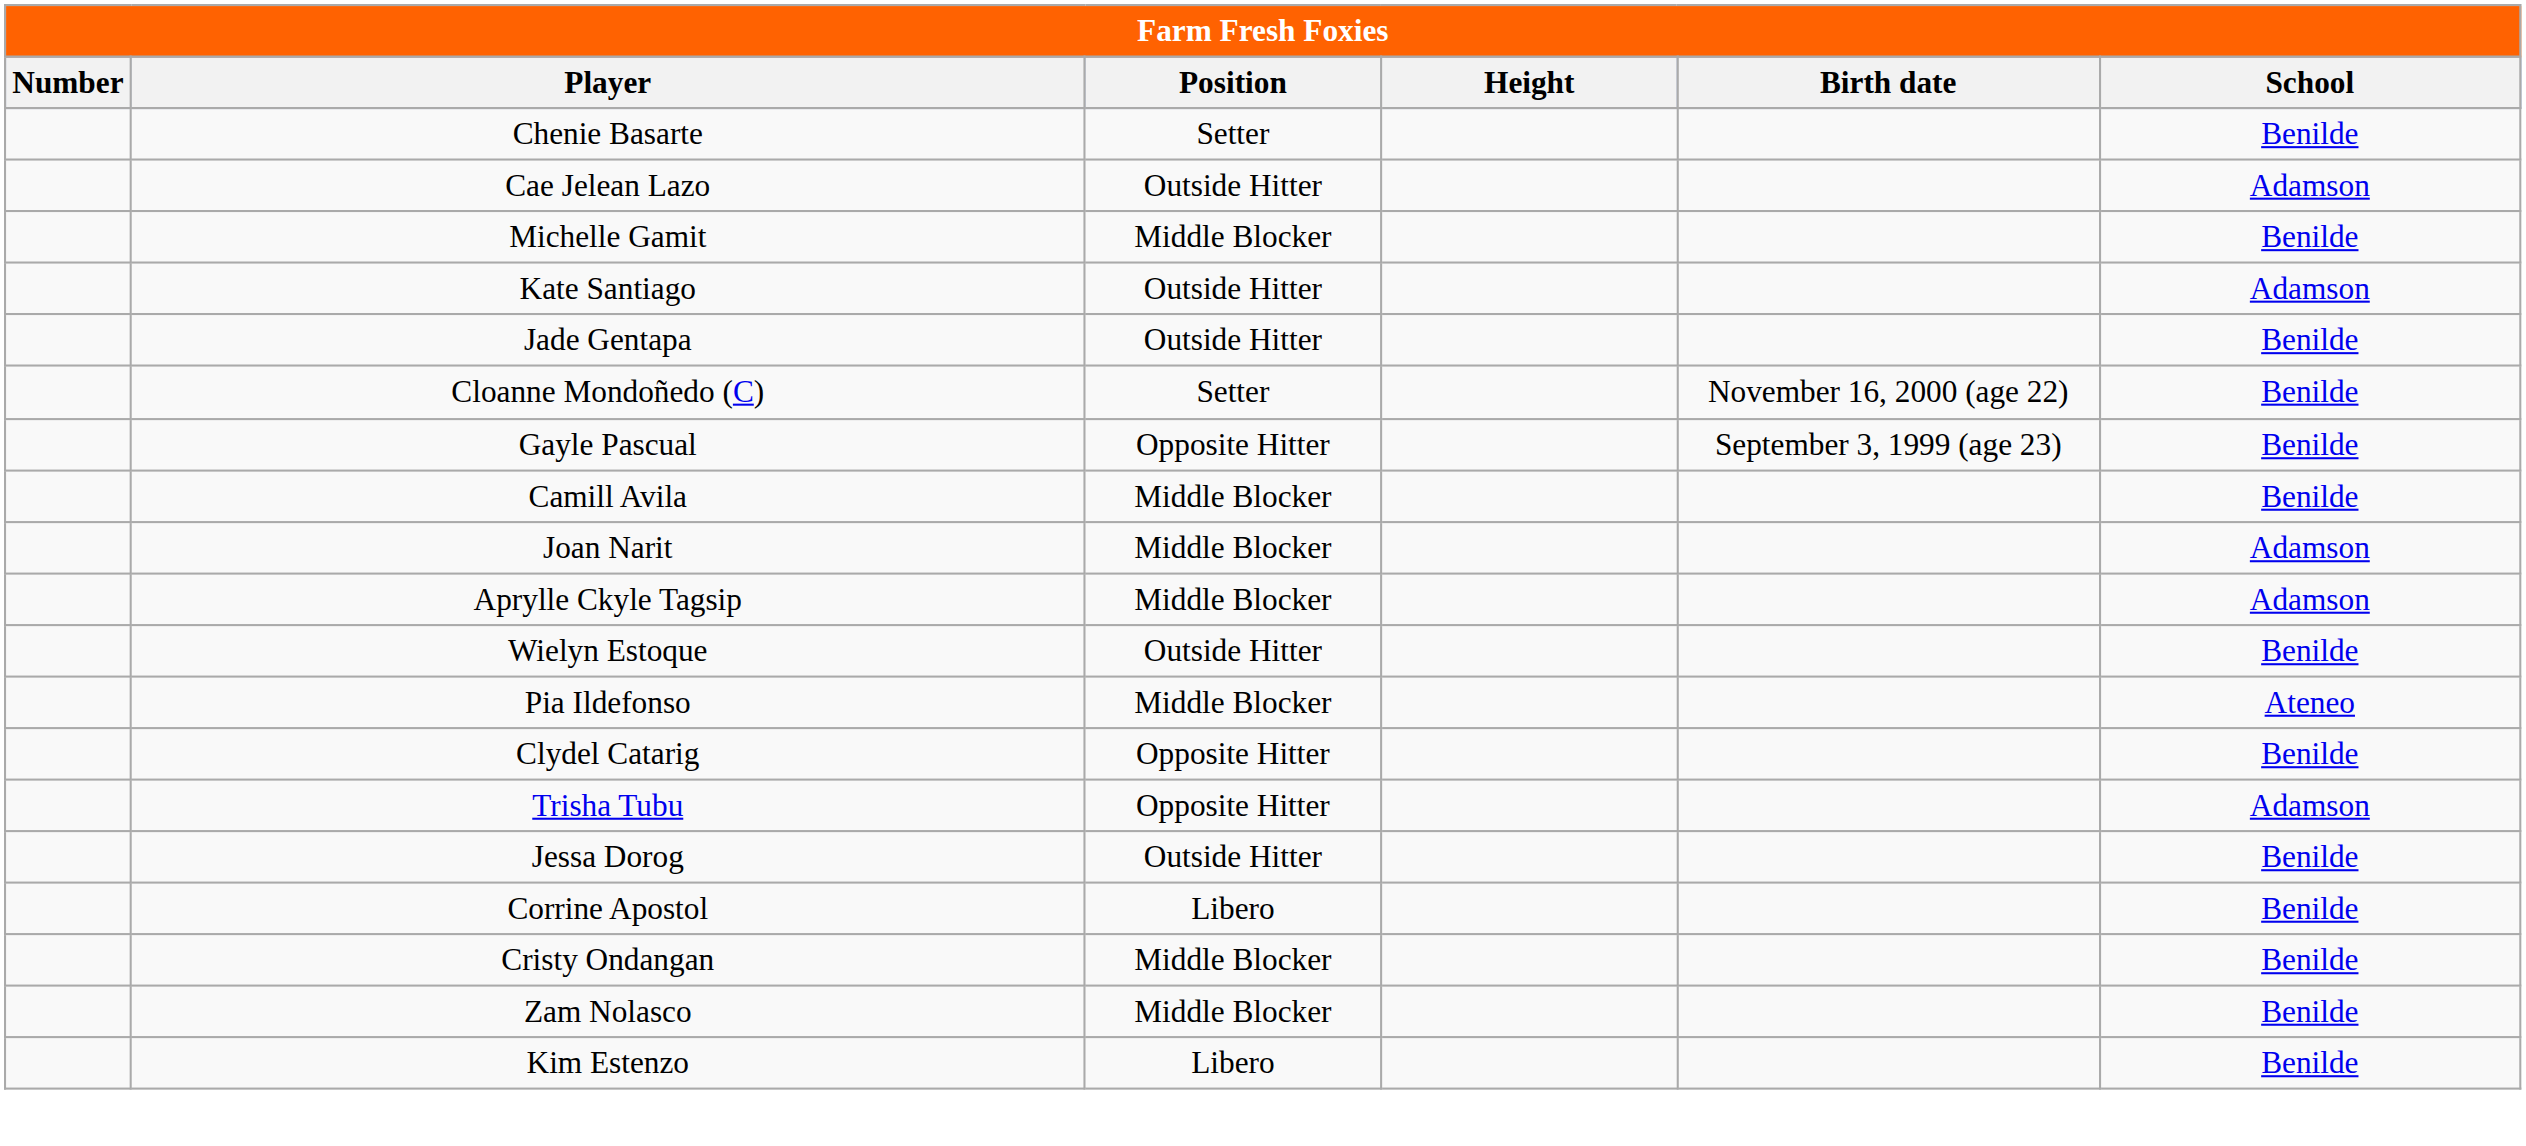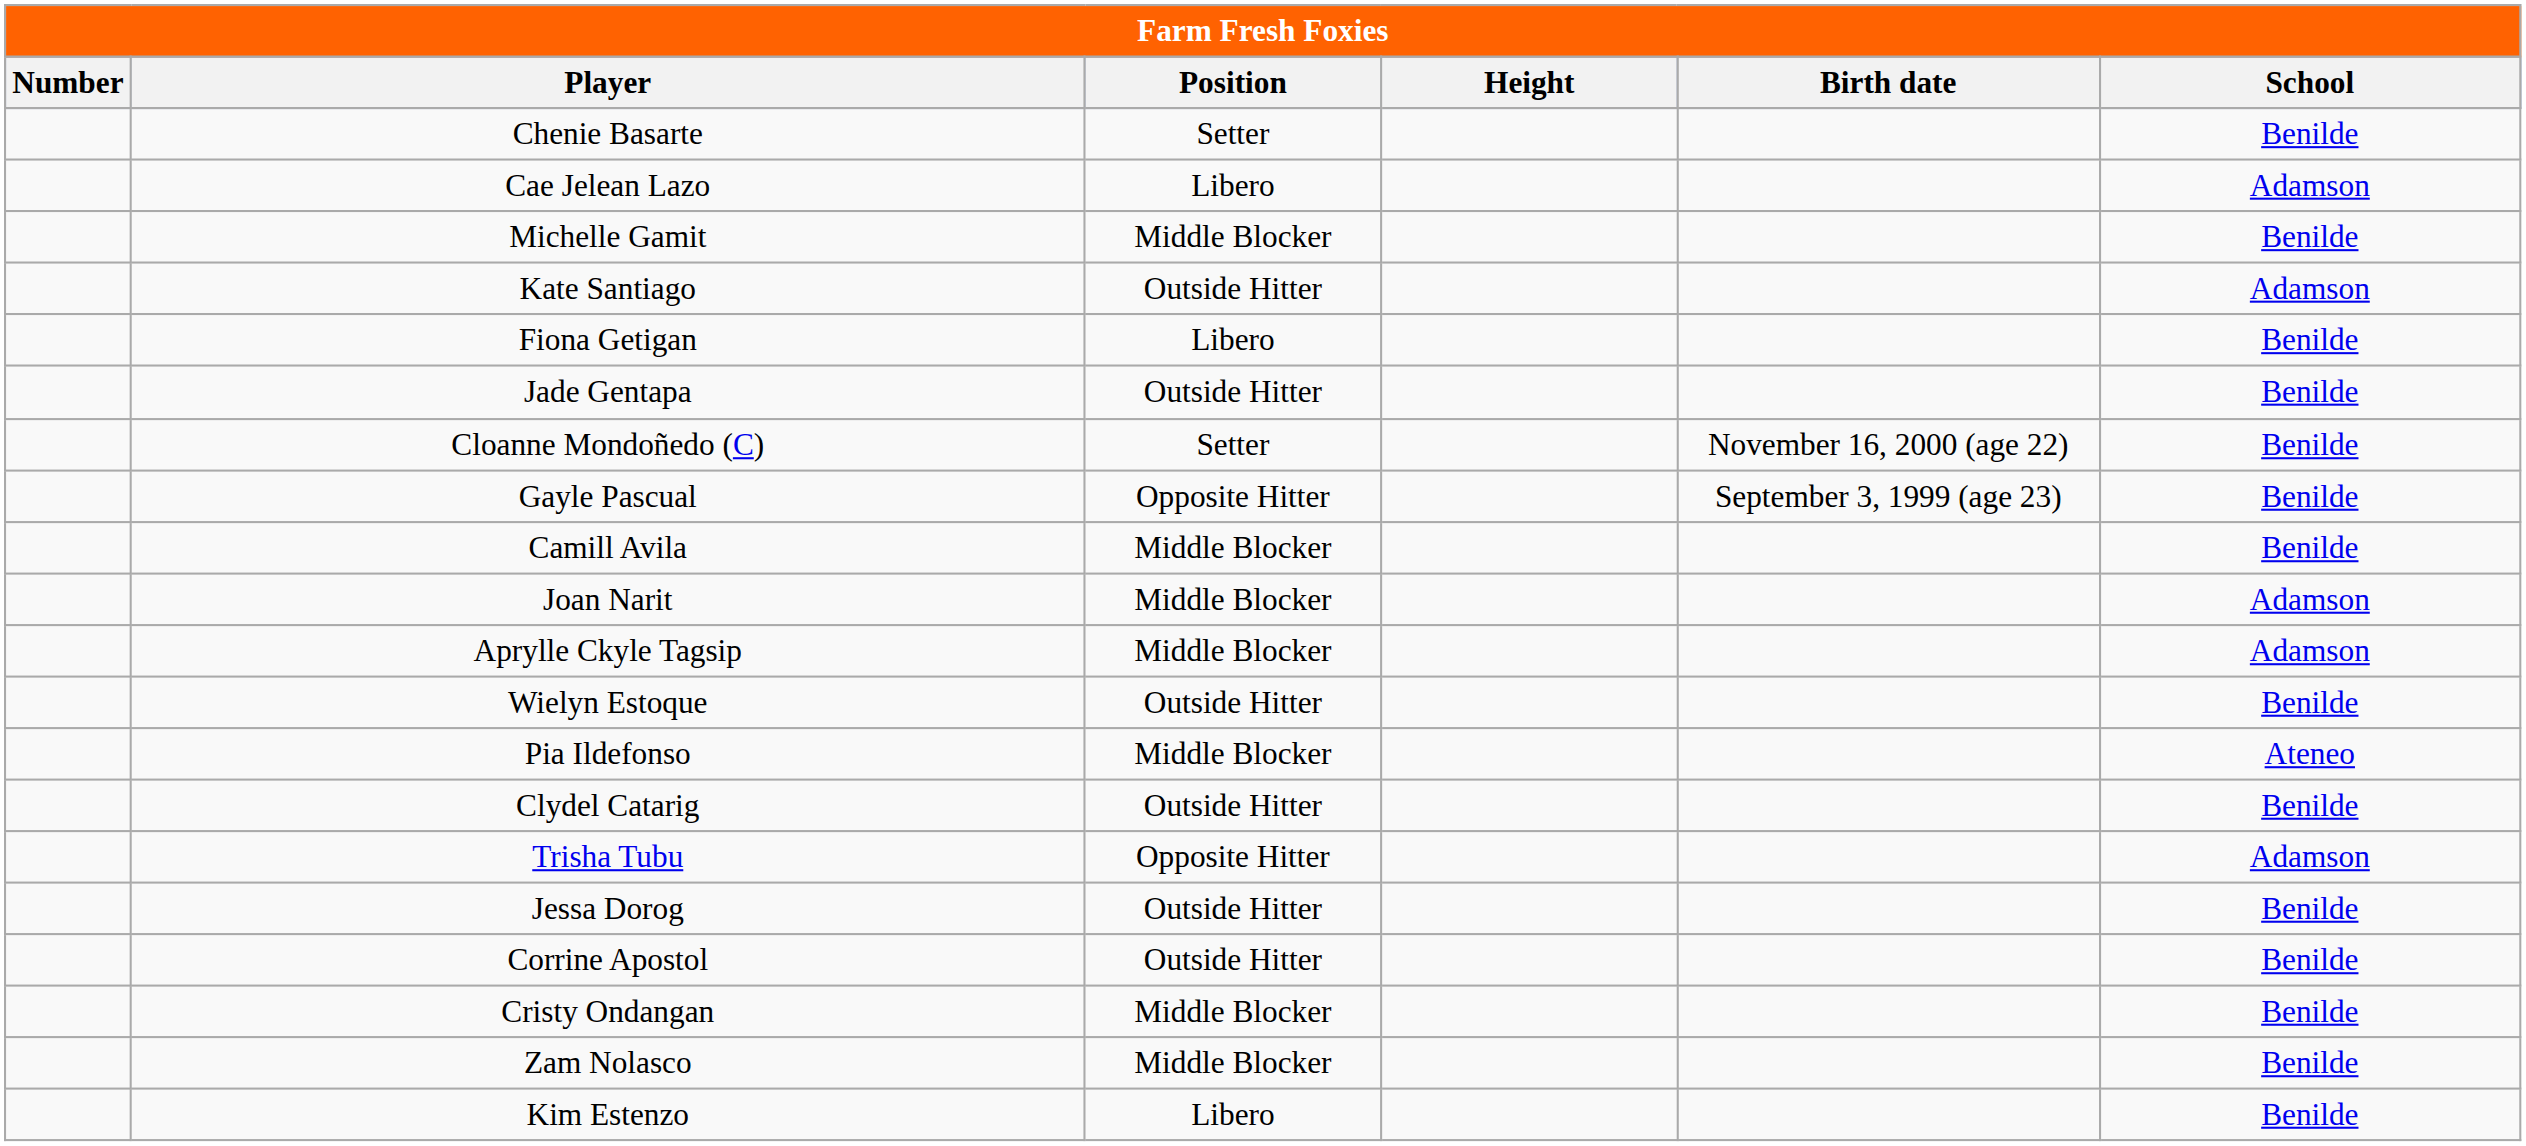(1233, 185) Outside Hitter -> (1233, 185) Libero
+ row: (608, 340)
(1233, 753) Opposite Hitter -> (1233, 804) Outside Hitter
(1233, 908) Libero -> (1233, 959) Outside Hitter
